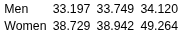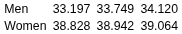(72, 26) 38.729 -> (72, 26) 38.828
(159, 26) 49.264 -> (159, 26) 39.064
